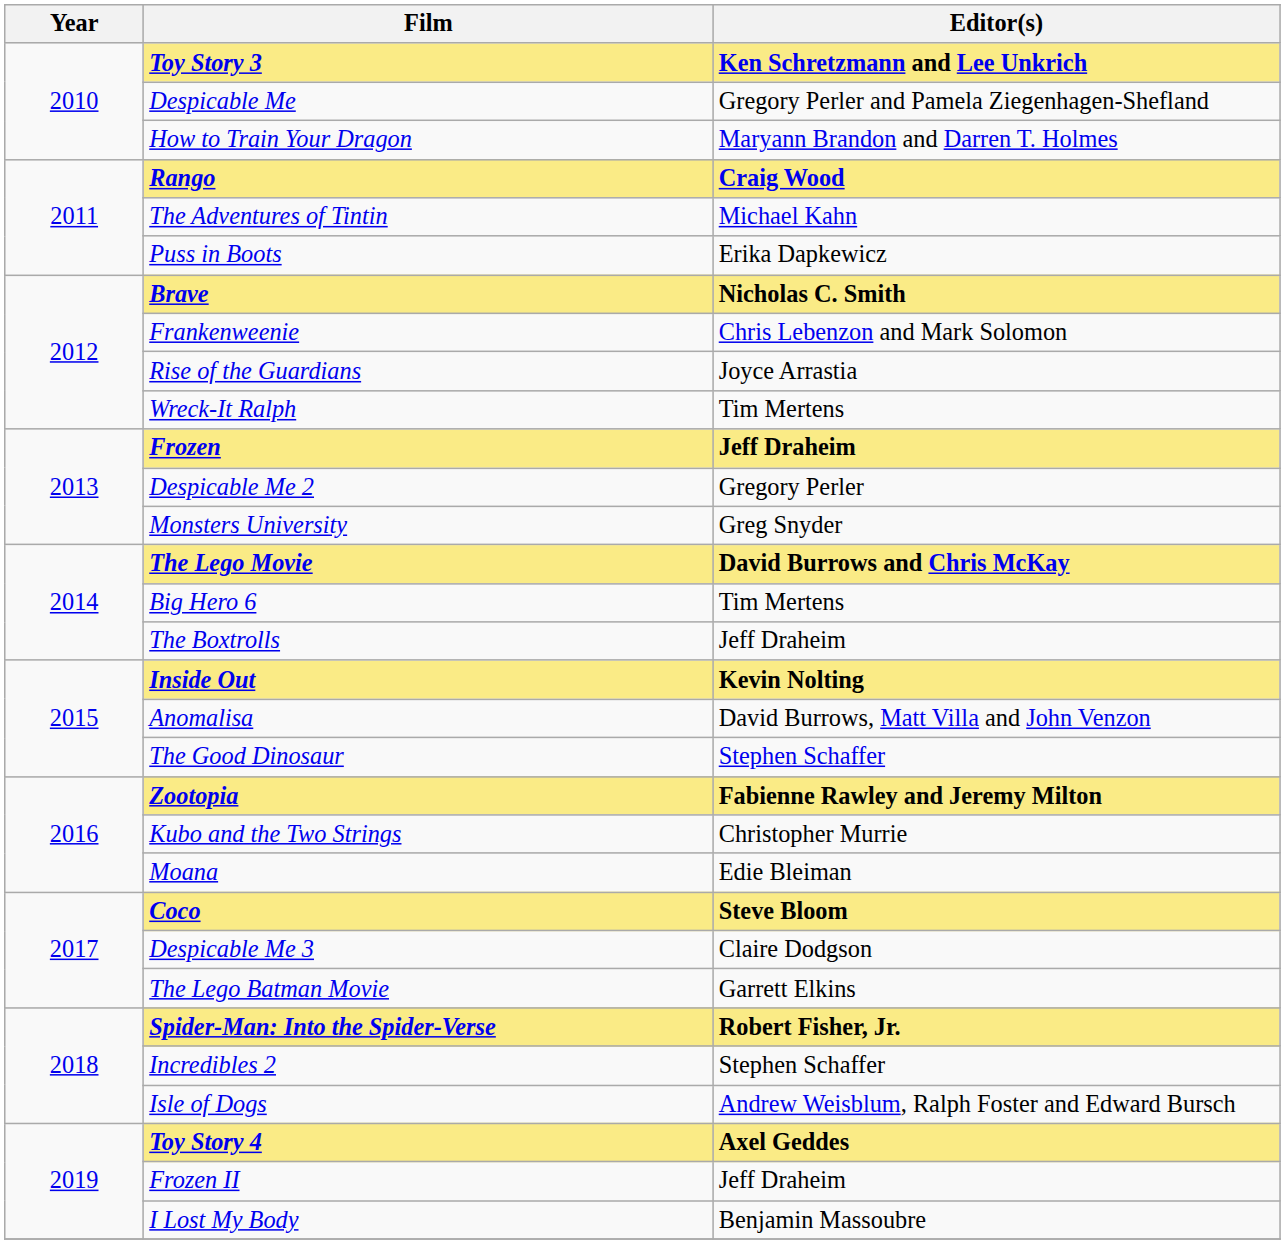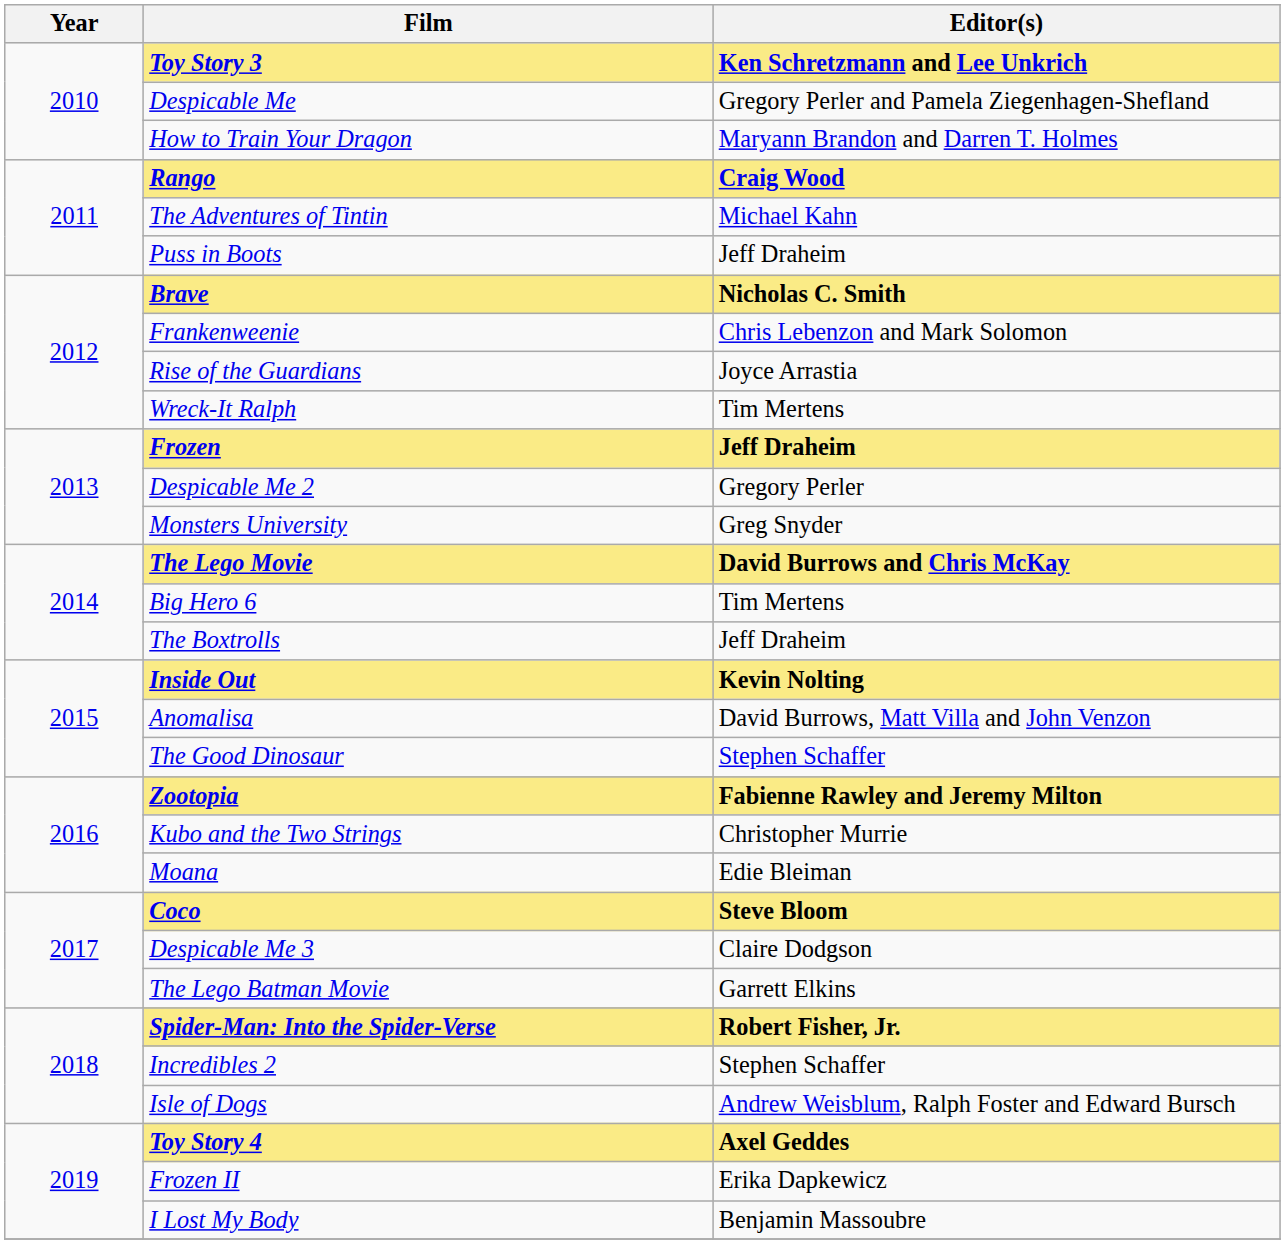(803, 255) Erika Dapkewicz -> (782, 255) Jeff Draheim
(782, 1180) Jeff Draheim -> (803, 1180) Erika Dapkewicz
